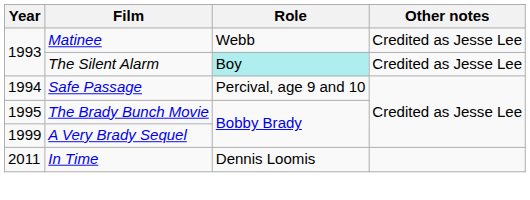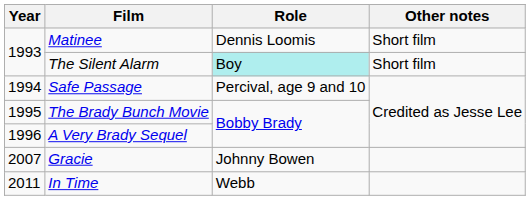(235, 40) Webb -> (266, 40) Dennis Loomis
(447, 40) Credited as Jesse Lee -> (404, 40) Short film
(447, 64) Credited as Jesse Lee -> (404, 64) Short film
(25, 135) 1999 -> (25, 135) 1996
+ row: (70, 159)
(266, 159) Dennis Loomis -> (235, 183) Webb
